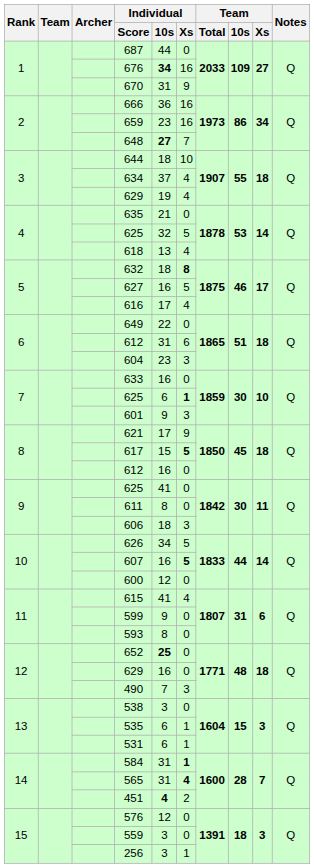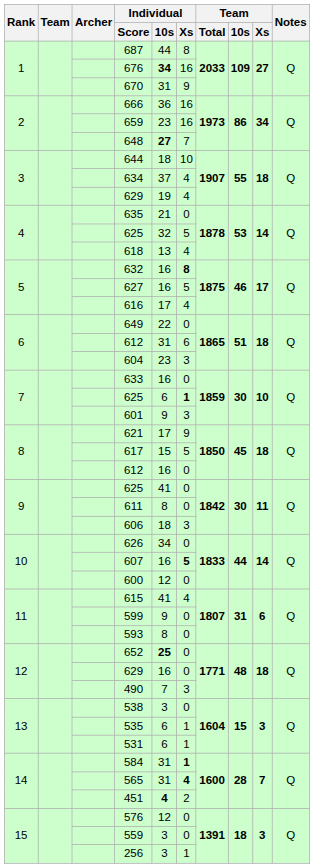(186, 50) 0 -> (186, 50) 8
(164, 269) 18 -> (164, 269) 16
(186, 452) bold -> (186, 452) normal
(186, 543) 5 -> (186, 543) 0
